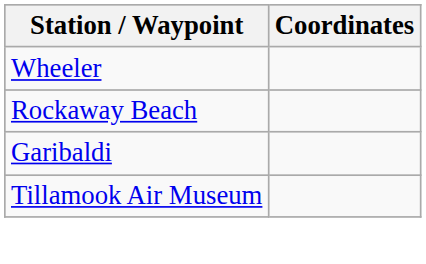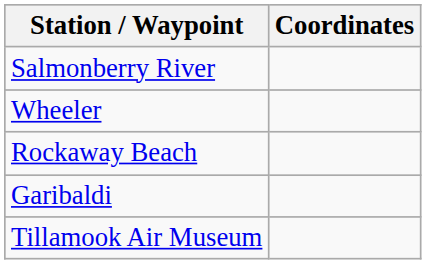+ row: (113, 68)
